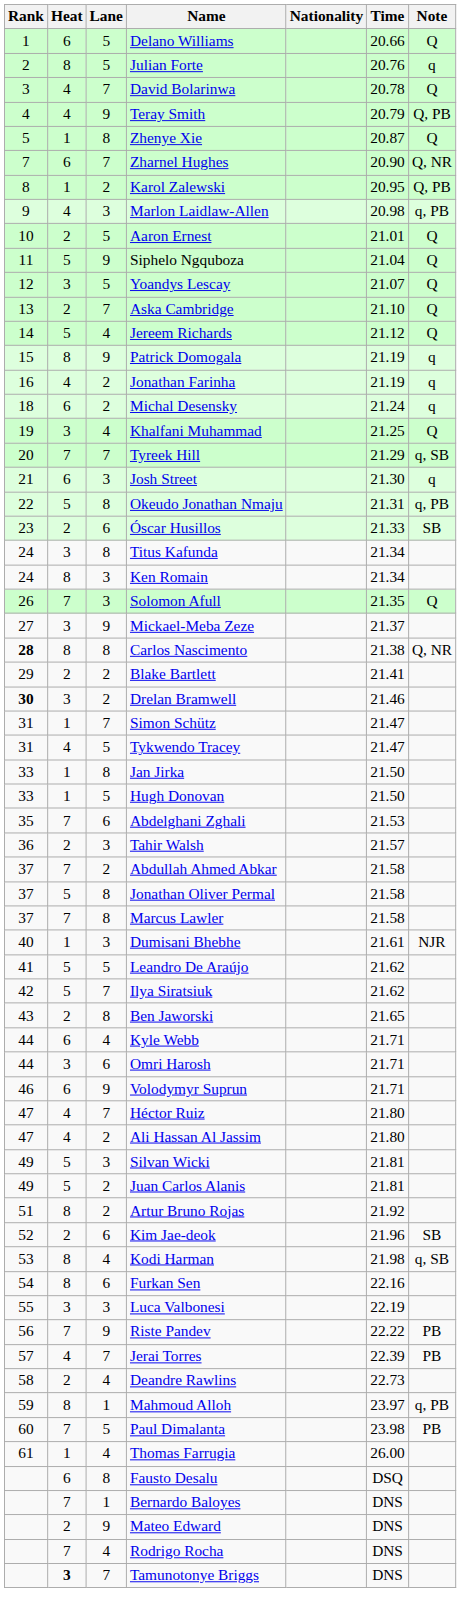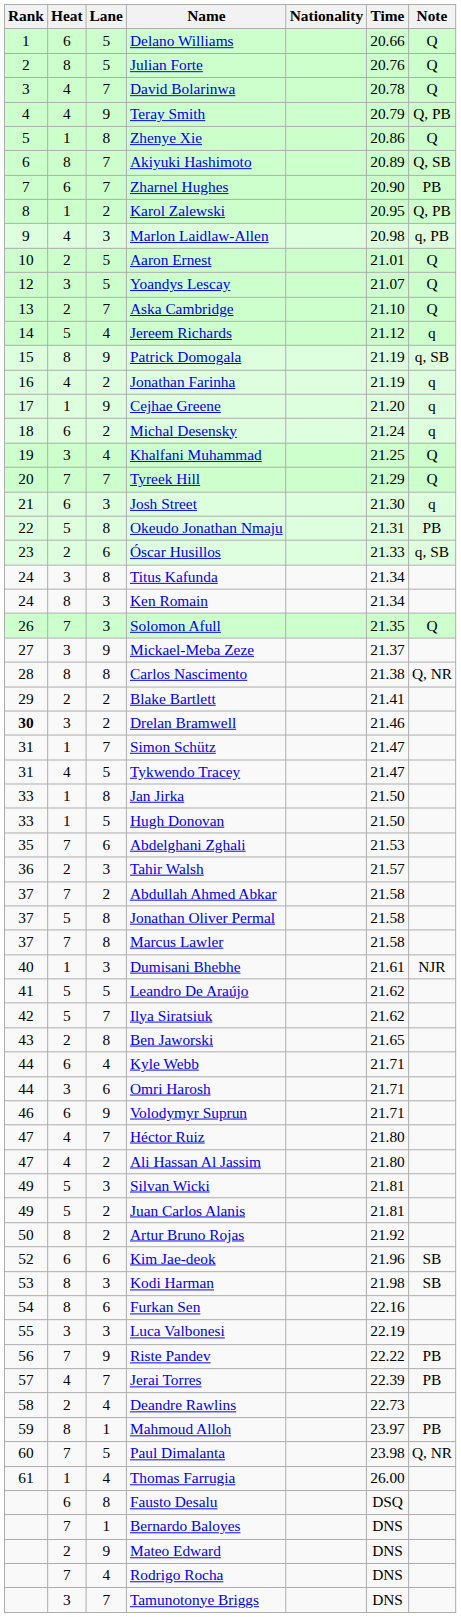(432, 65) q -> (432, 65) Q
(388, 138) 20.87 -> (388, 138) 20.86
+ row: (191, 162)
(432, 162) Q, NR -> (432, 187) PB
- row: (187, 260)
(432, 333) Q -> (432, 333) q
(432, 357) q -> (432, 357) q, SB
+ row: (175, 406)
(432, 455) q, SB -> (432, 479) Q
(432, 503) q, PB -> (432, 528) PB
(432, 528) SB -> (432, 552) q, SB
(26, 650) bold -> (26, 674) normal
(26, 1210) 51 -> (26, 1234) 50
(67, 1234) 2 -> (67, 1259) 6
(106, 1259) 4 -> (106, 1283) 3
(432, 1259) q, SB -> (432, 1283) SB
(432, 1405) q, PB -> (432, 1429) PB
(432, 1429) PB -> (432, 1453) Q, NR
(67, 1575) bold -> (67, 1600) normal
